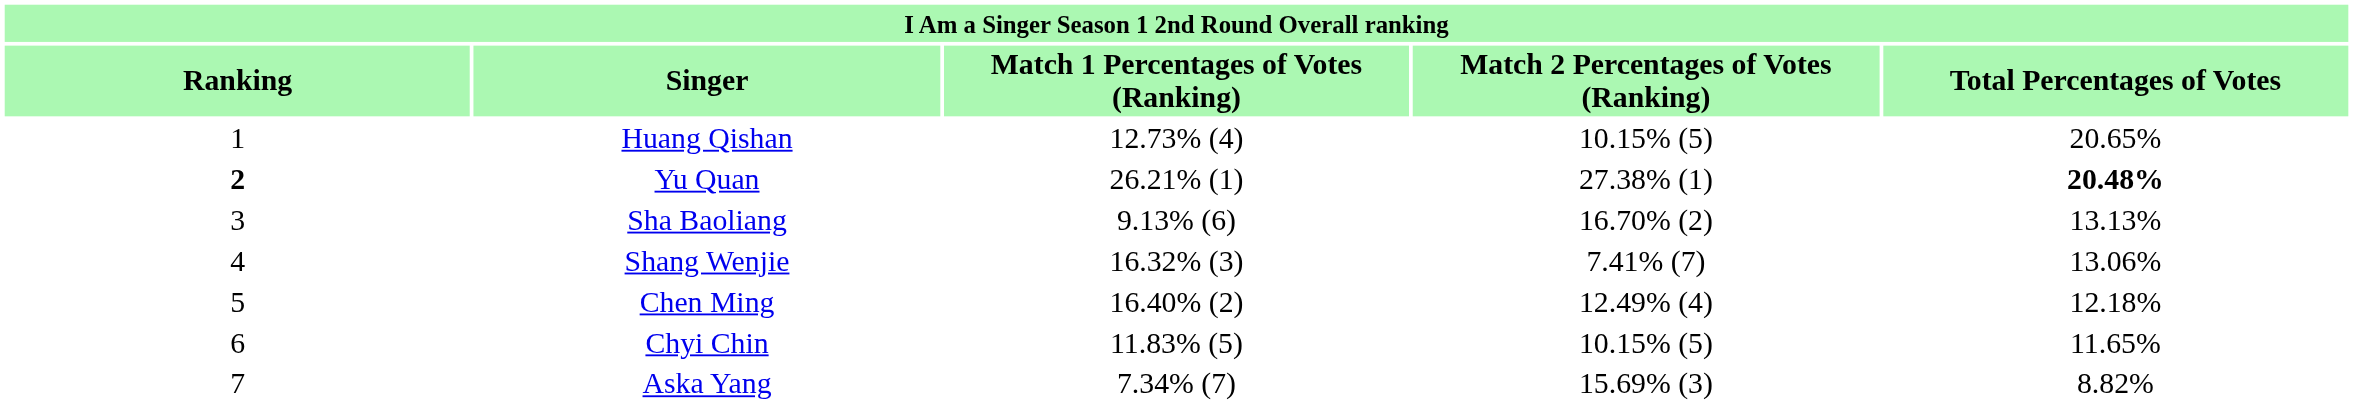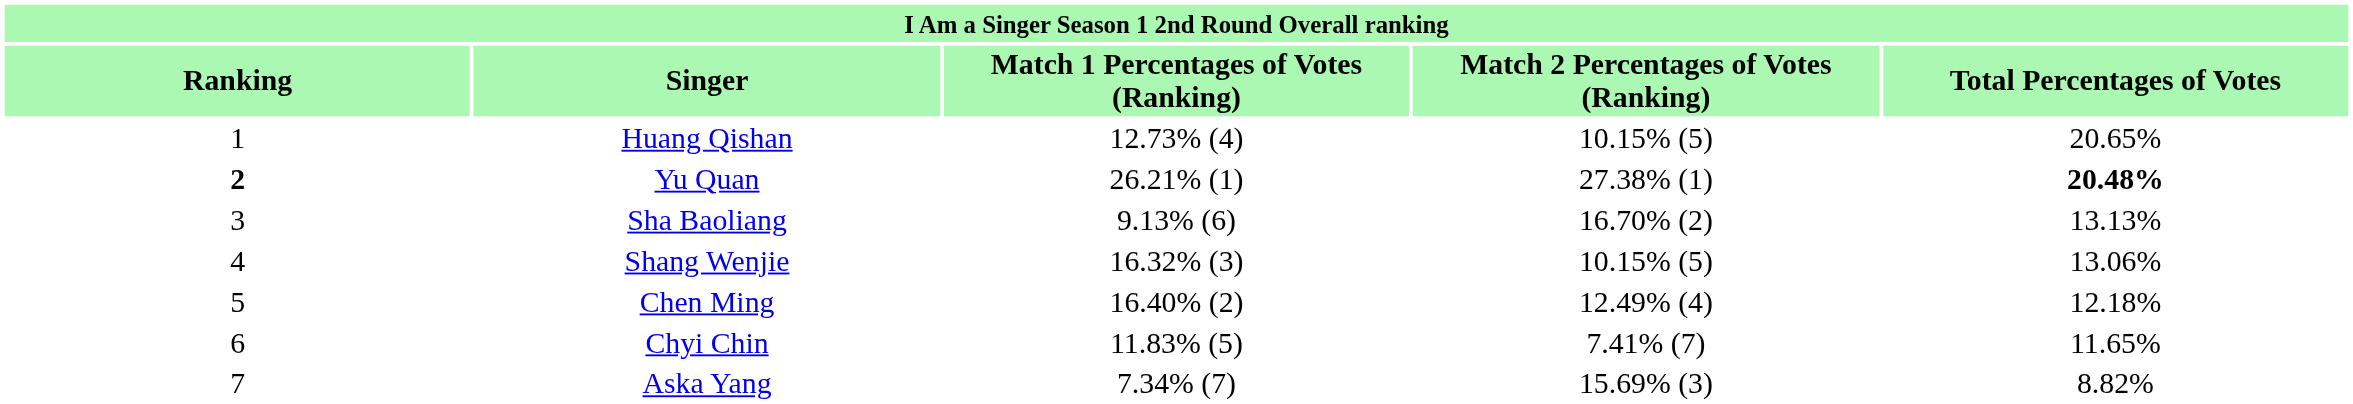(1646, 260) 7.41% (7) -> (1646, 260) 10.15% (5)
(1646, 342) 10.15% (5) -> (1646, 342) 7.41% (7)
